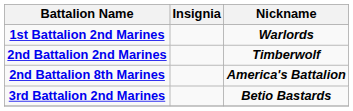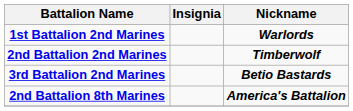rows swapped: (87, 95) <-> (87, 75)
